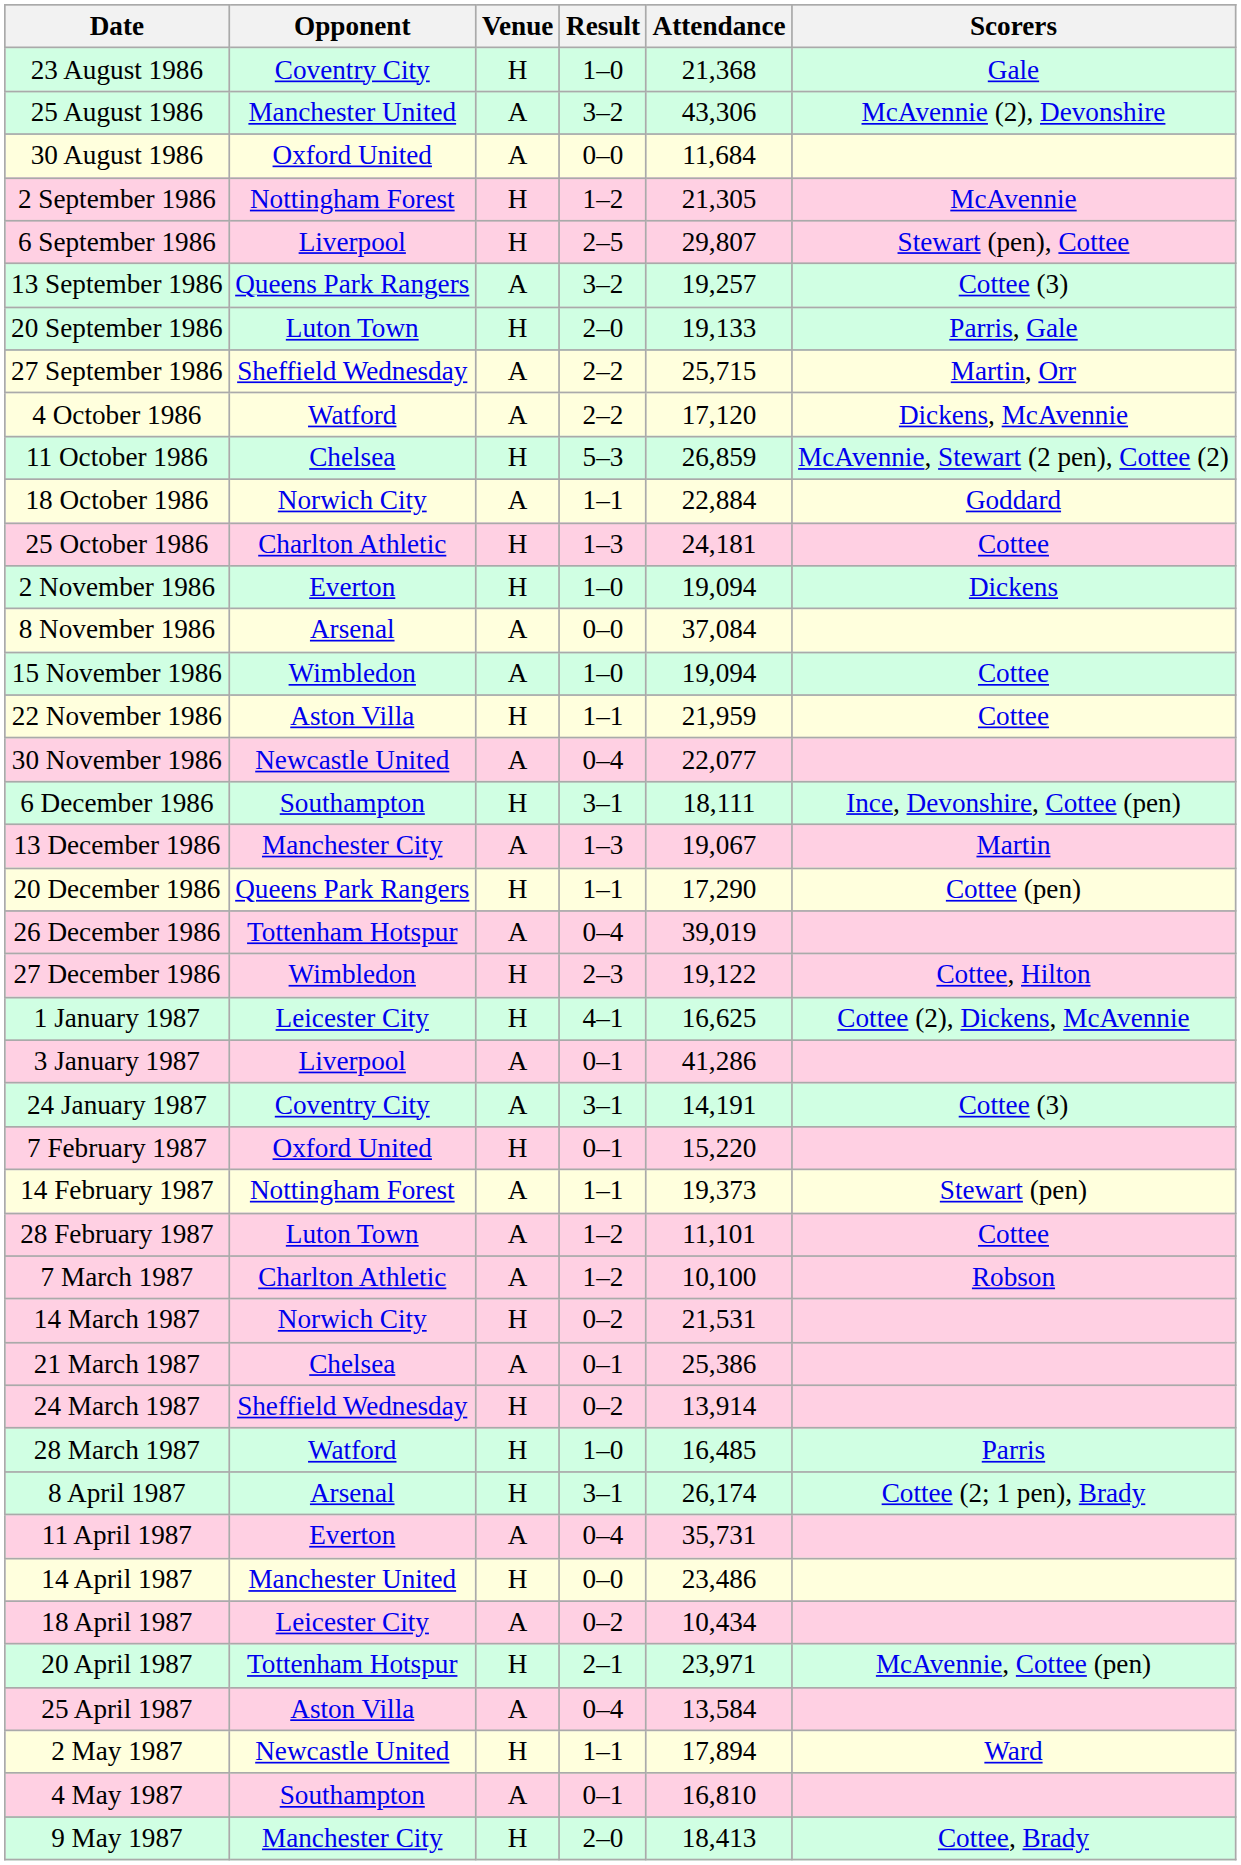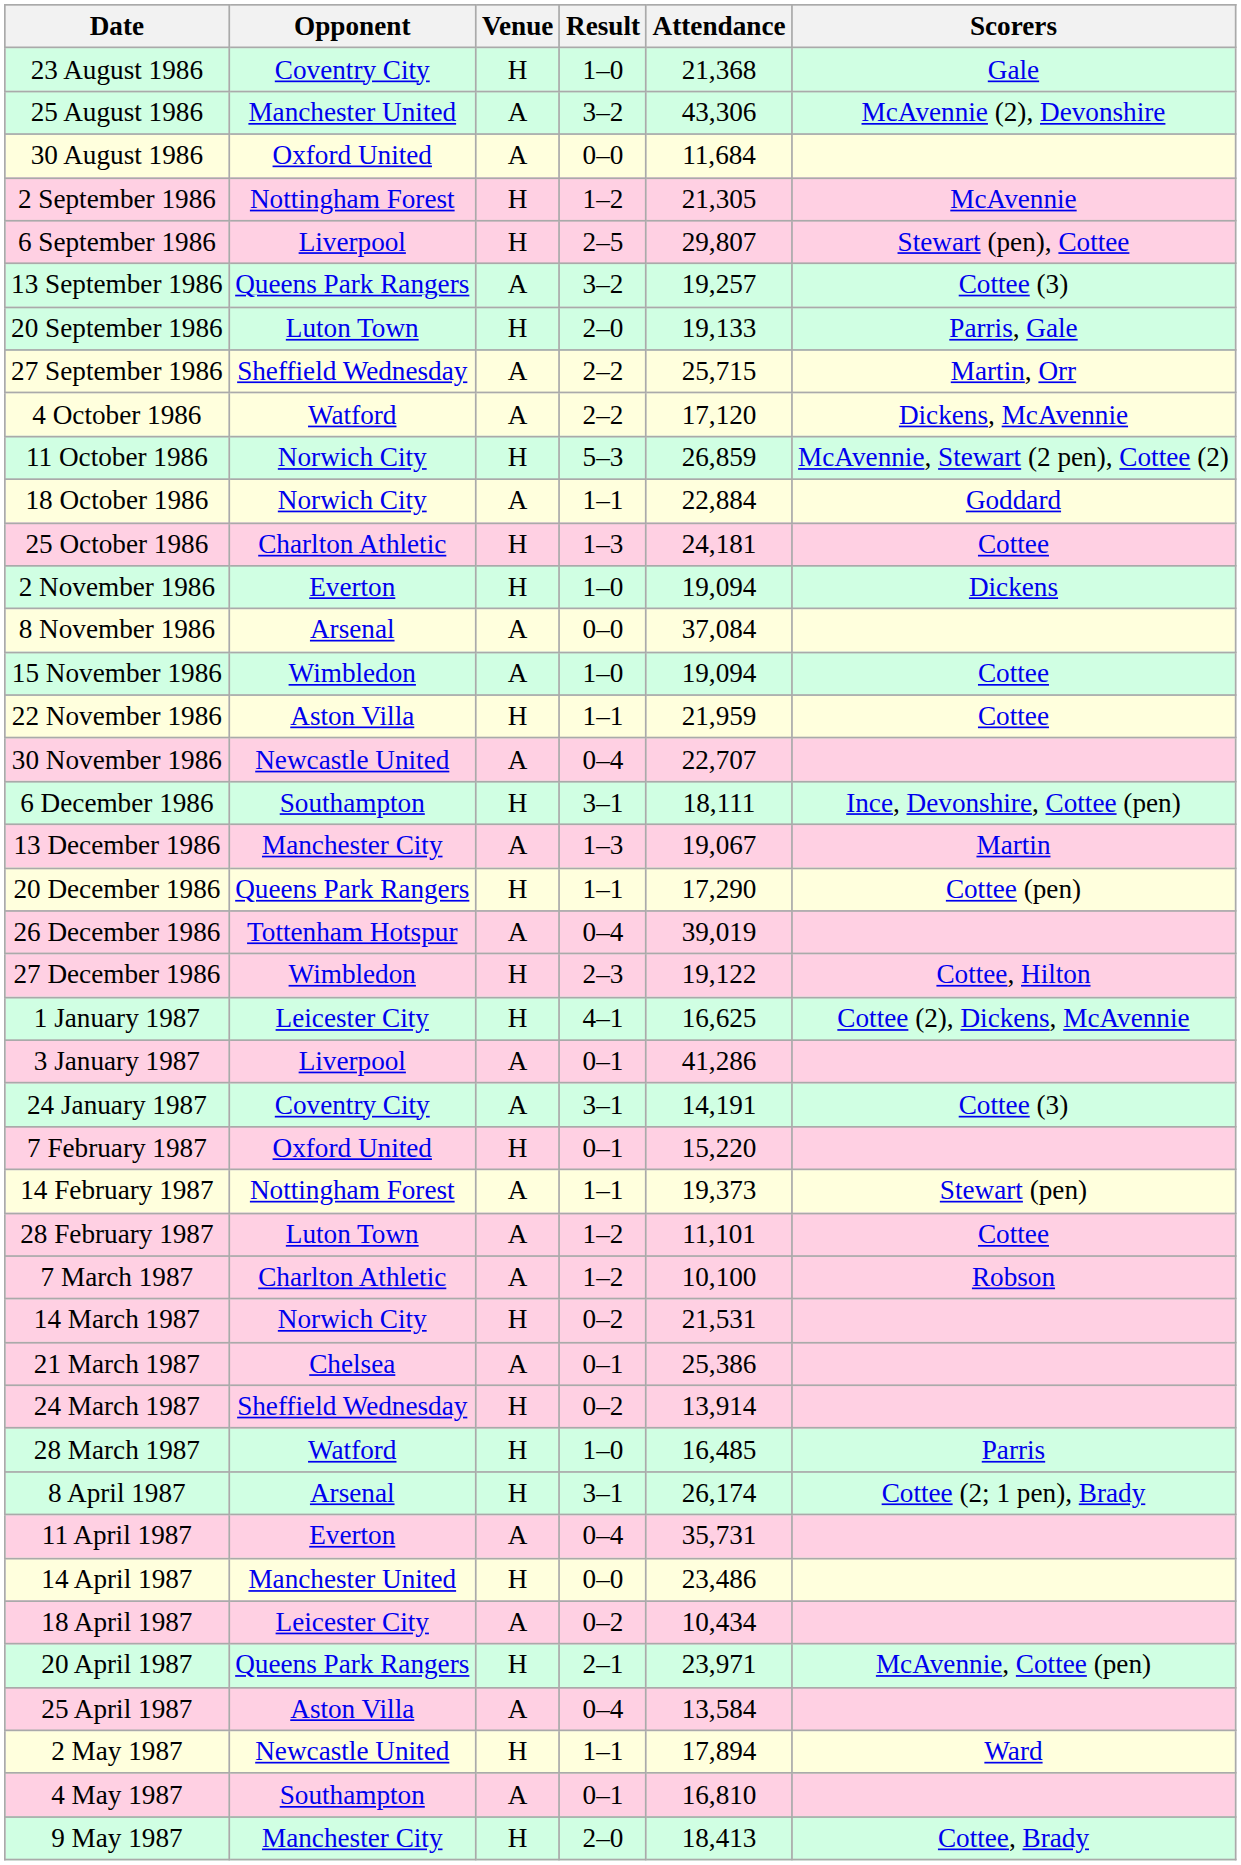(352, 457) Chelsea -> (352, 457) Norwich City
(719, 759) 22,077 -> (719, 759) 22,707
(352, 1665) Tottenham Hotspur -> (352, 1665) Queens Park Rangers
